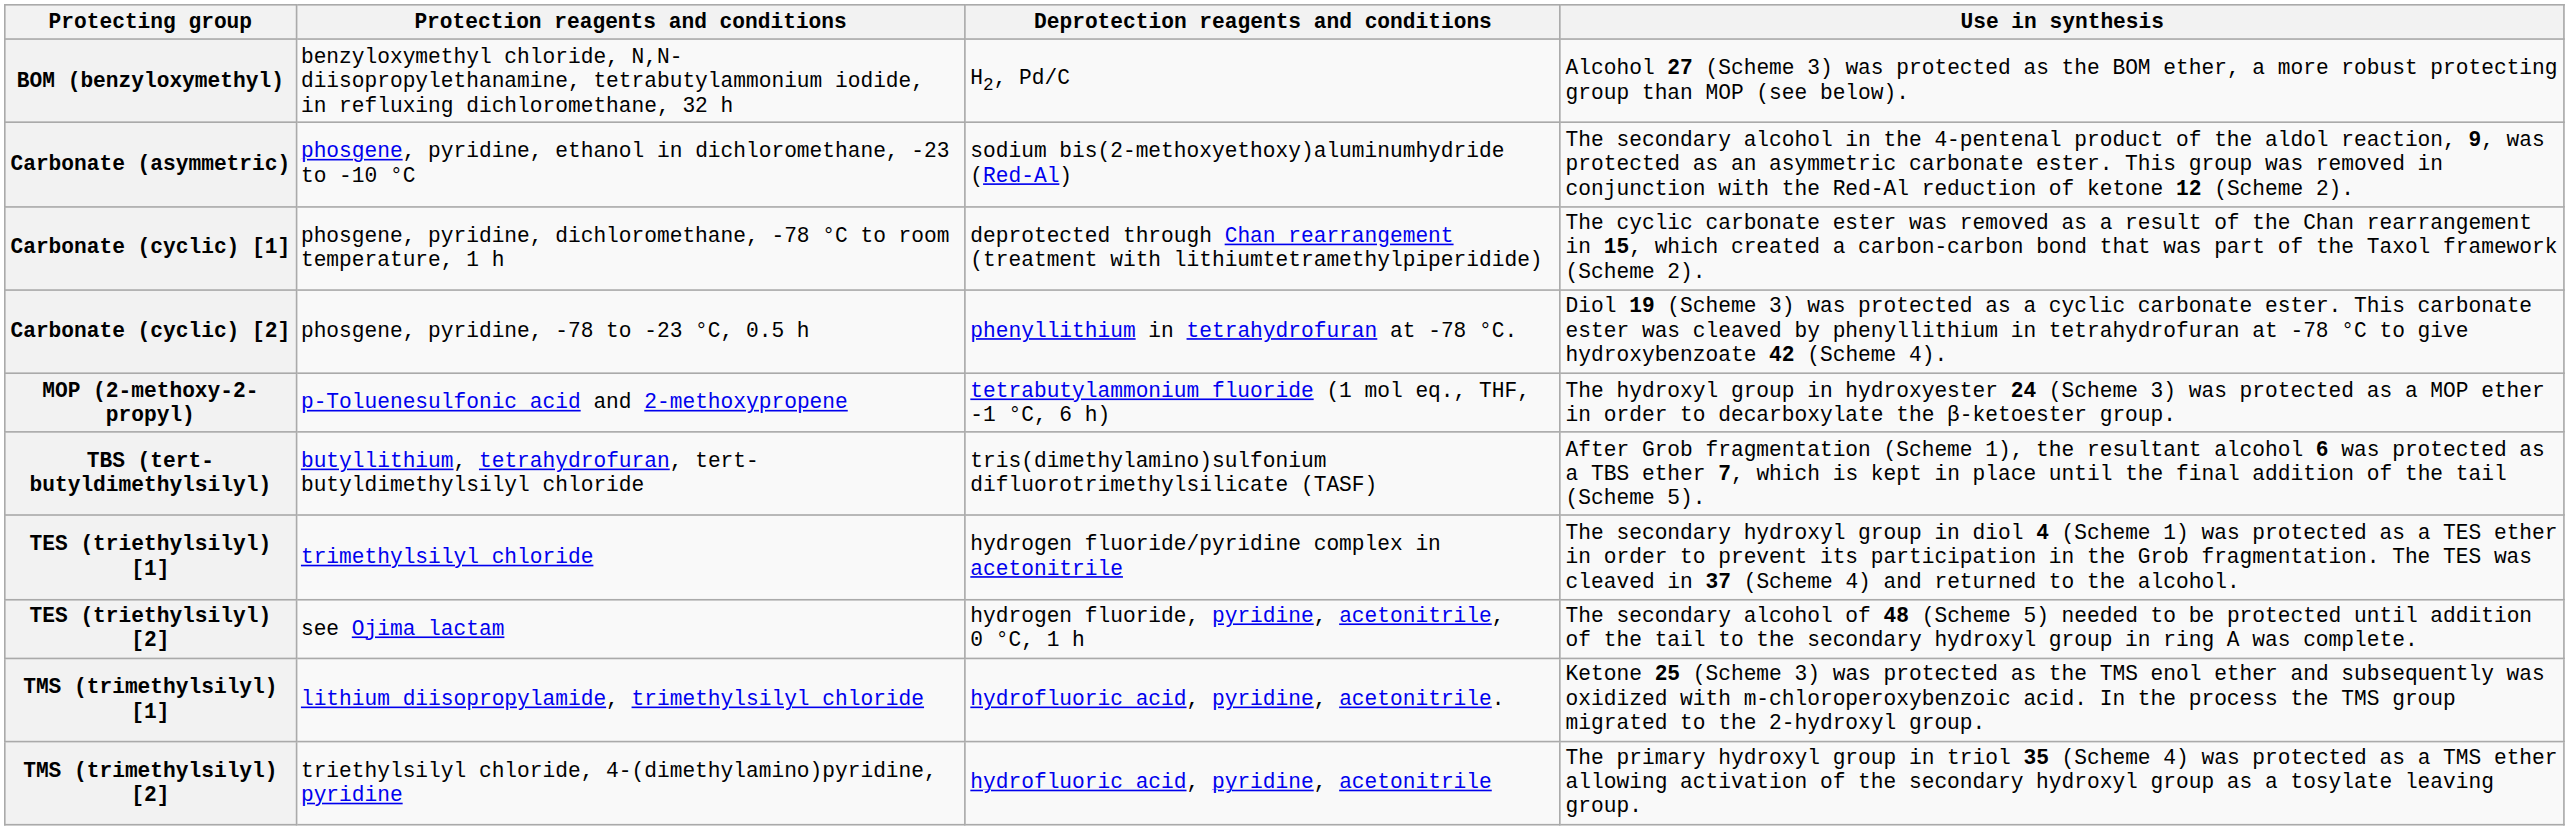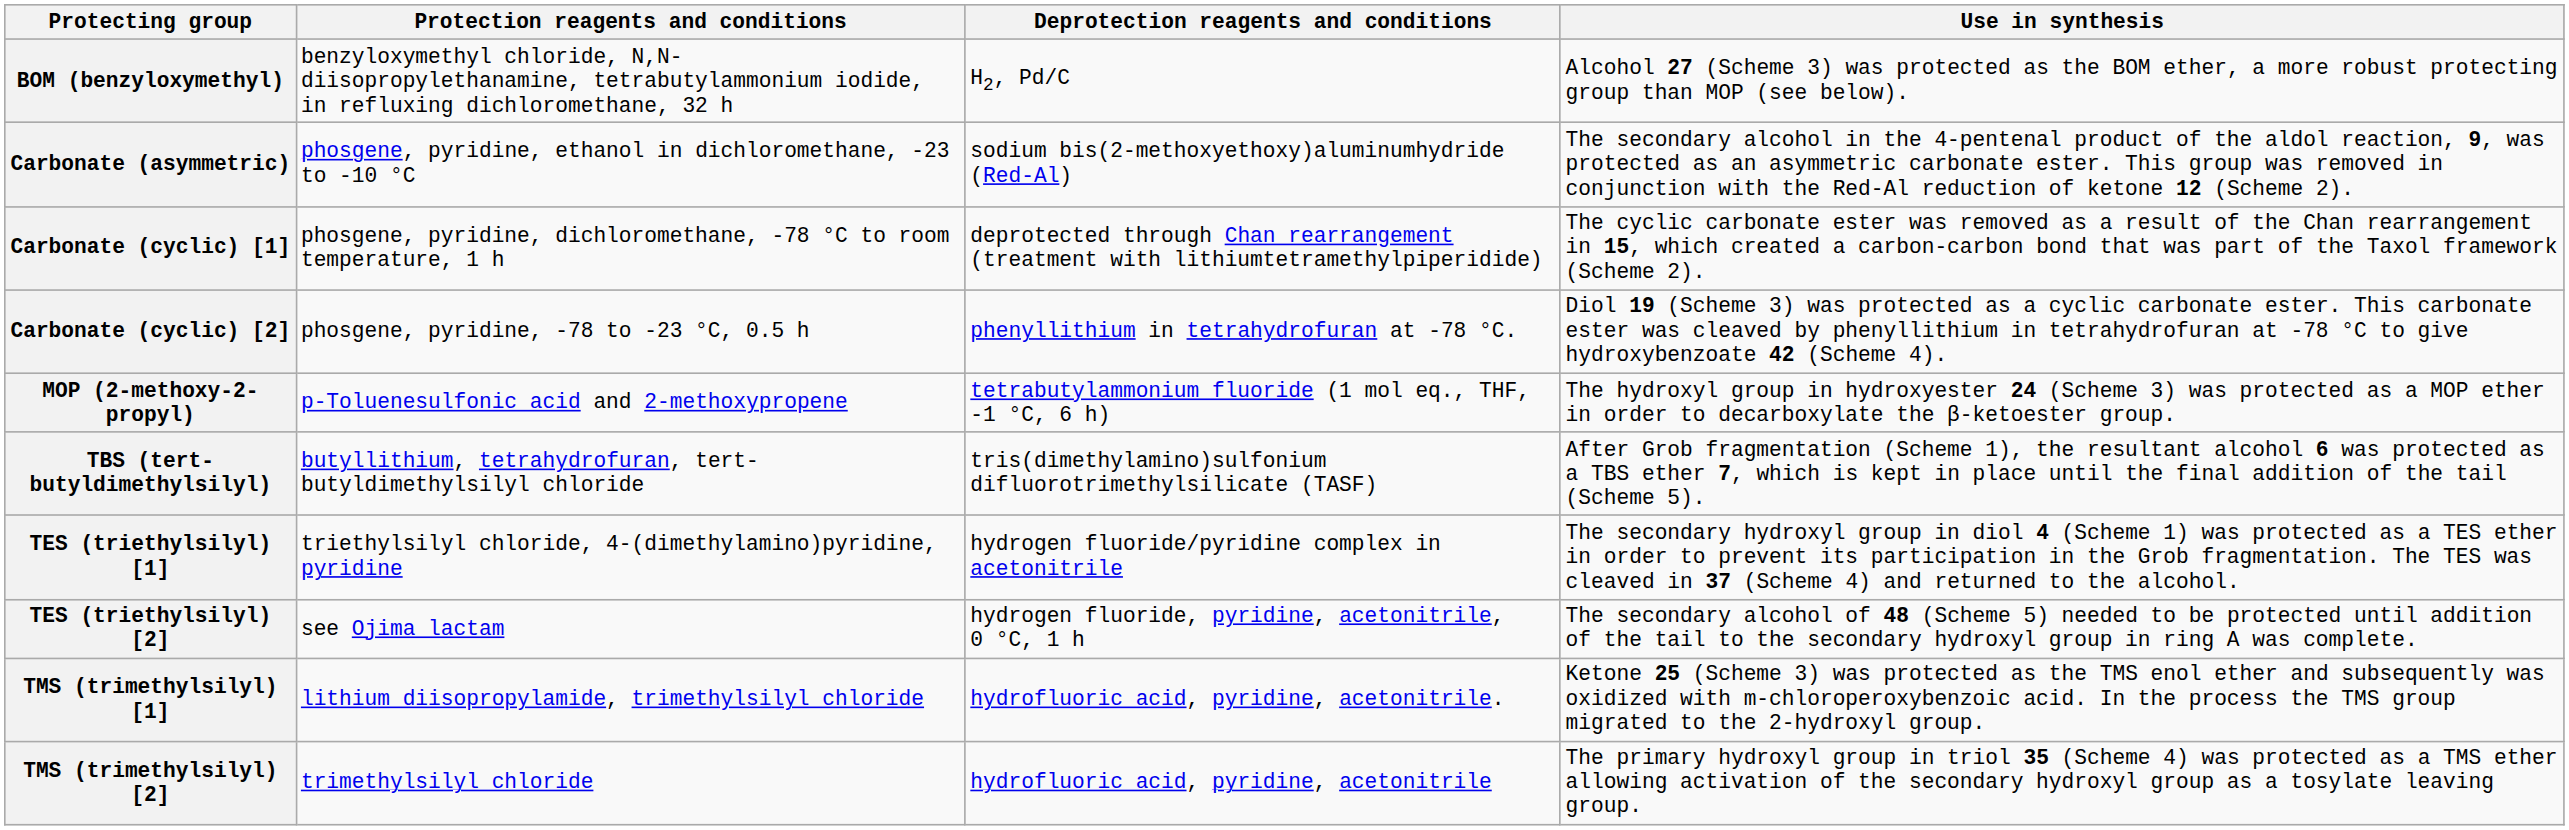(447, 557) trimethylsilyl chloride -> (619, 557) triethylsilyl chloride, 4-(dimethylamino)pyridine, pyridine
(619, 783) triethylsilyl chloride, 4-(dimethylamino)pyridine, pyridine -> (447, 783) trimethylsilyl chloride
